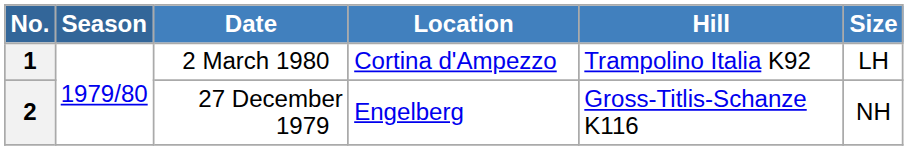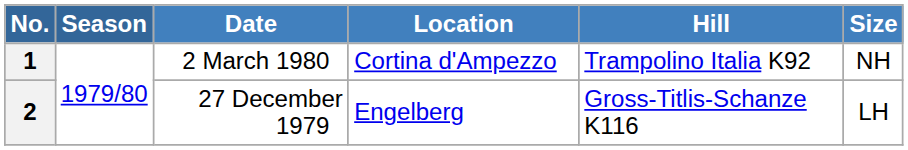(874, 61) LH -> (874, 61) NH
(874, 112) NH -> (874, 112) LH
